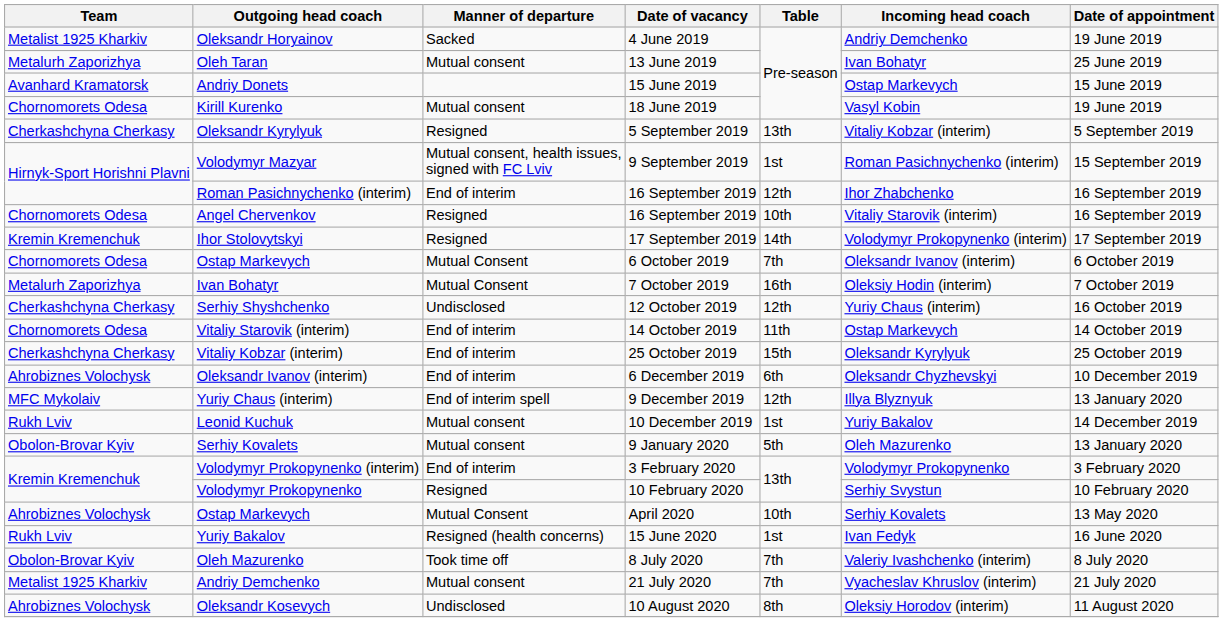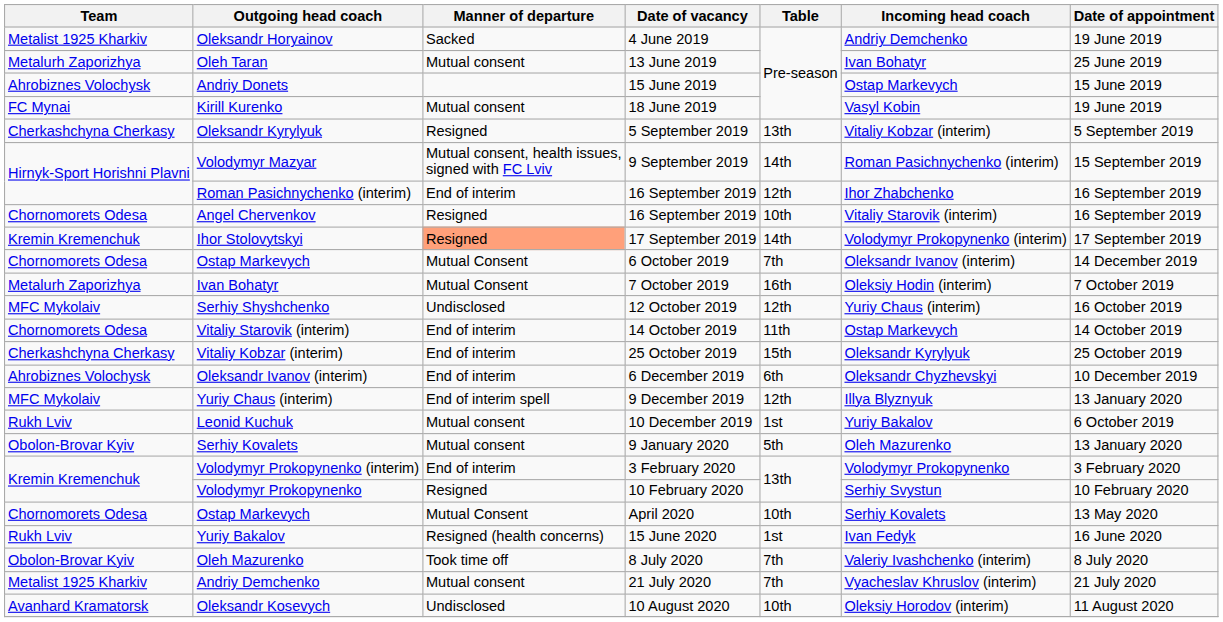(78, 84) Avanhard Kramatorsk -> (79, 84) Ahrobiznes Volochysk
(78, 107) Chornomorets Odesa -> (39, 107) FC Mynai
(773, 161) 1st -> (777, 161) 14th
(457, 238) no background -> (457, 238) lightsalmon background
(1124, 261) 6 October 2019 -> (1136, 261) 14 December 2019
(91, 307) Cherkashchyna Cherkasy -> (54, 307) MFC Mykolaiv
(1136, 422) 14 December 2019 -> (1124, 422) 6 October 2019
(79, 513) Ahrobiznes Volochysk -> (78, 513) Chornomorets Odesa
(79, 605) Ahrobiznes Volochysk -> (78, 605) Avanhard Kramatorsk
(773, 605) 8th -> (777, 605) 10th
